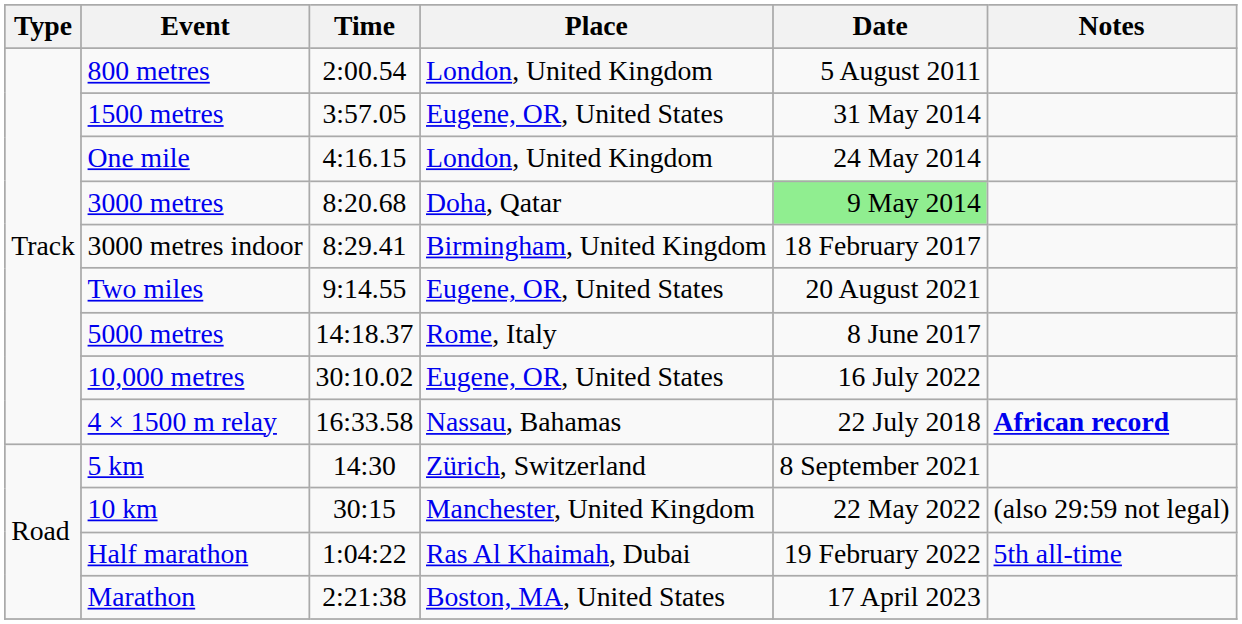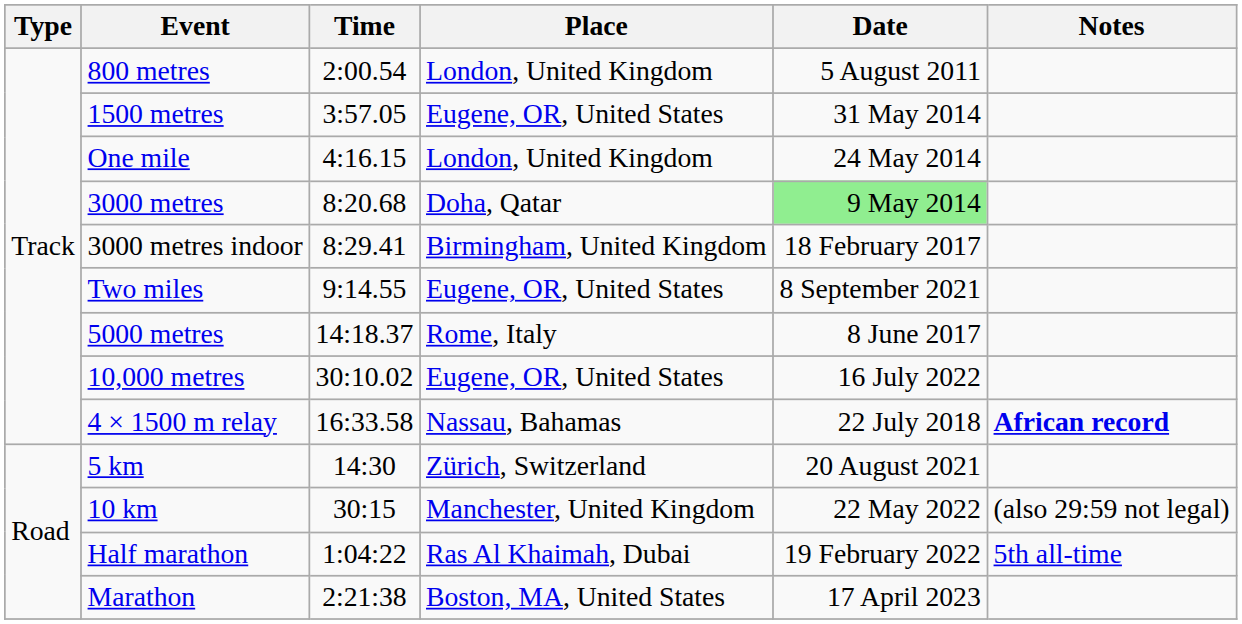(893, 289) 20 August 2021 -> (880, 289) 8 September 2021
(880, 465) 8 September 2021 -> (893, 465) 20 August 2021
